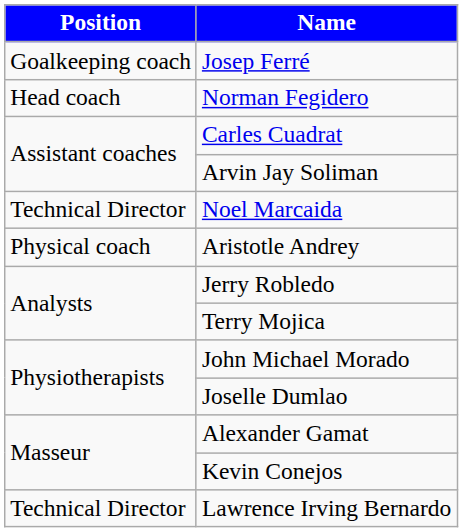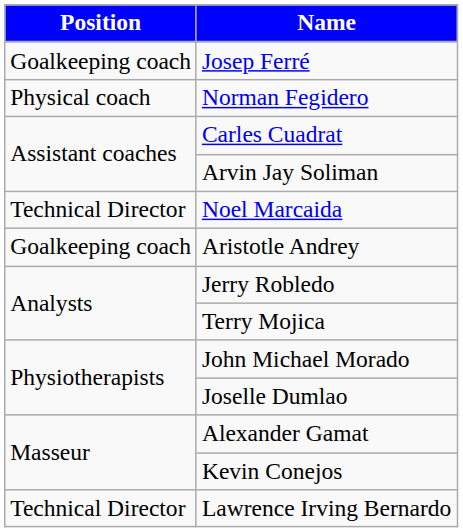(65, 97) Head coach -> (80, 97) Physical coach
(80, 246) Physical coach -> (101, 246) Goalkeeping coach
